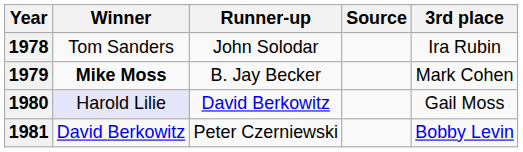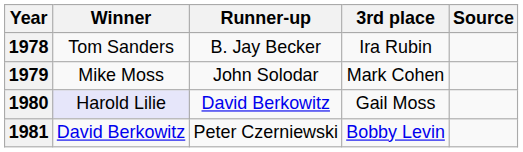columns swapped: (465, 18) <-> (377, 18)
(266, 47) John Solodar -> (266, 47) B. Jay Becker
(121, 75) bold -> (121, 75) normal
(266, 75) B. Jay Becker -> (266, 75) John Solodar
